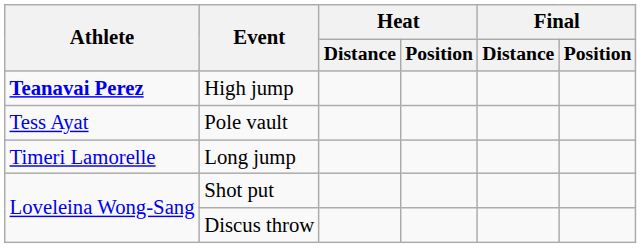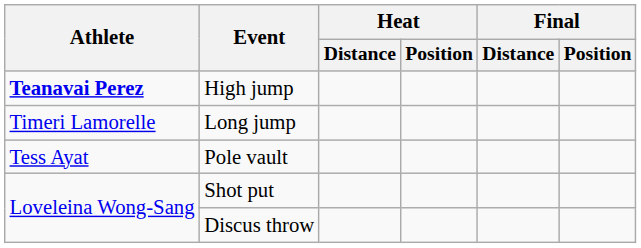rows swapped: (246, 122) <-> (250, 156)
